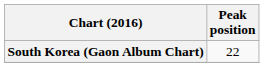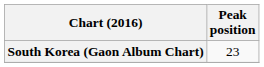(233, 51) 22 -> (233, 51) 23
